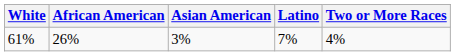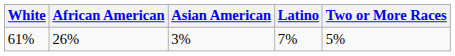(336, 39) 4% -> (336, 39) 5%
